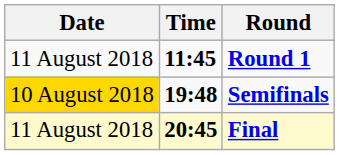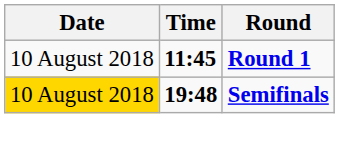(81, 58) 11 August 2018 -> (82, 58) 10 August 2018
- row: (253, 130)
